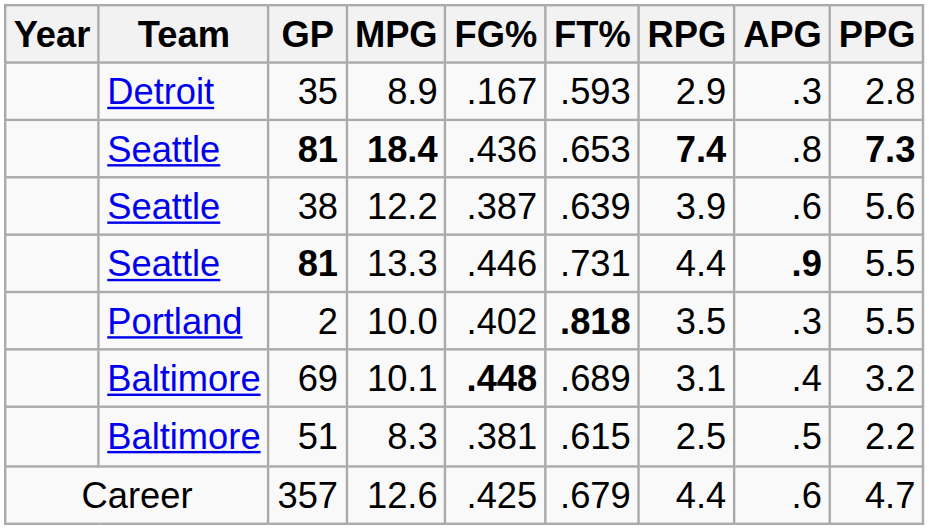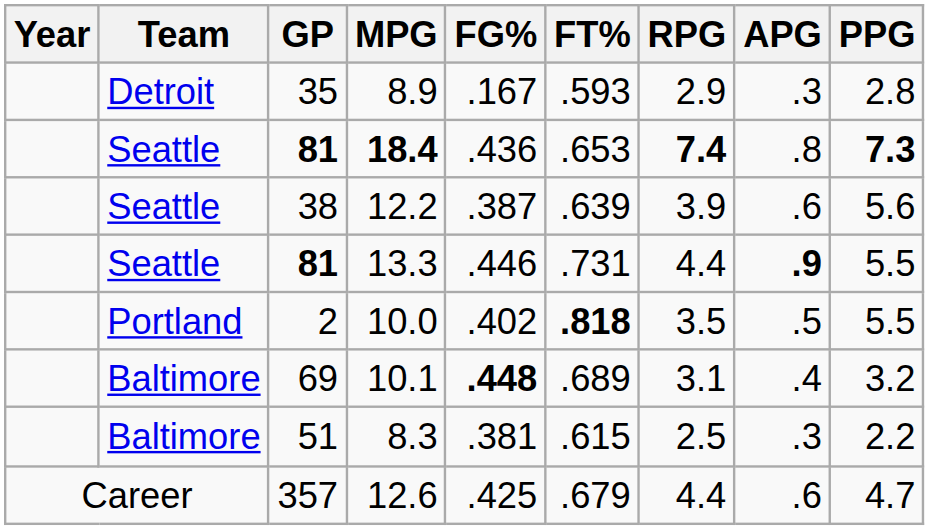(807, 322) .3 -> (807, 322) .5
(807, 437) .5 -> (807, 437) .3
